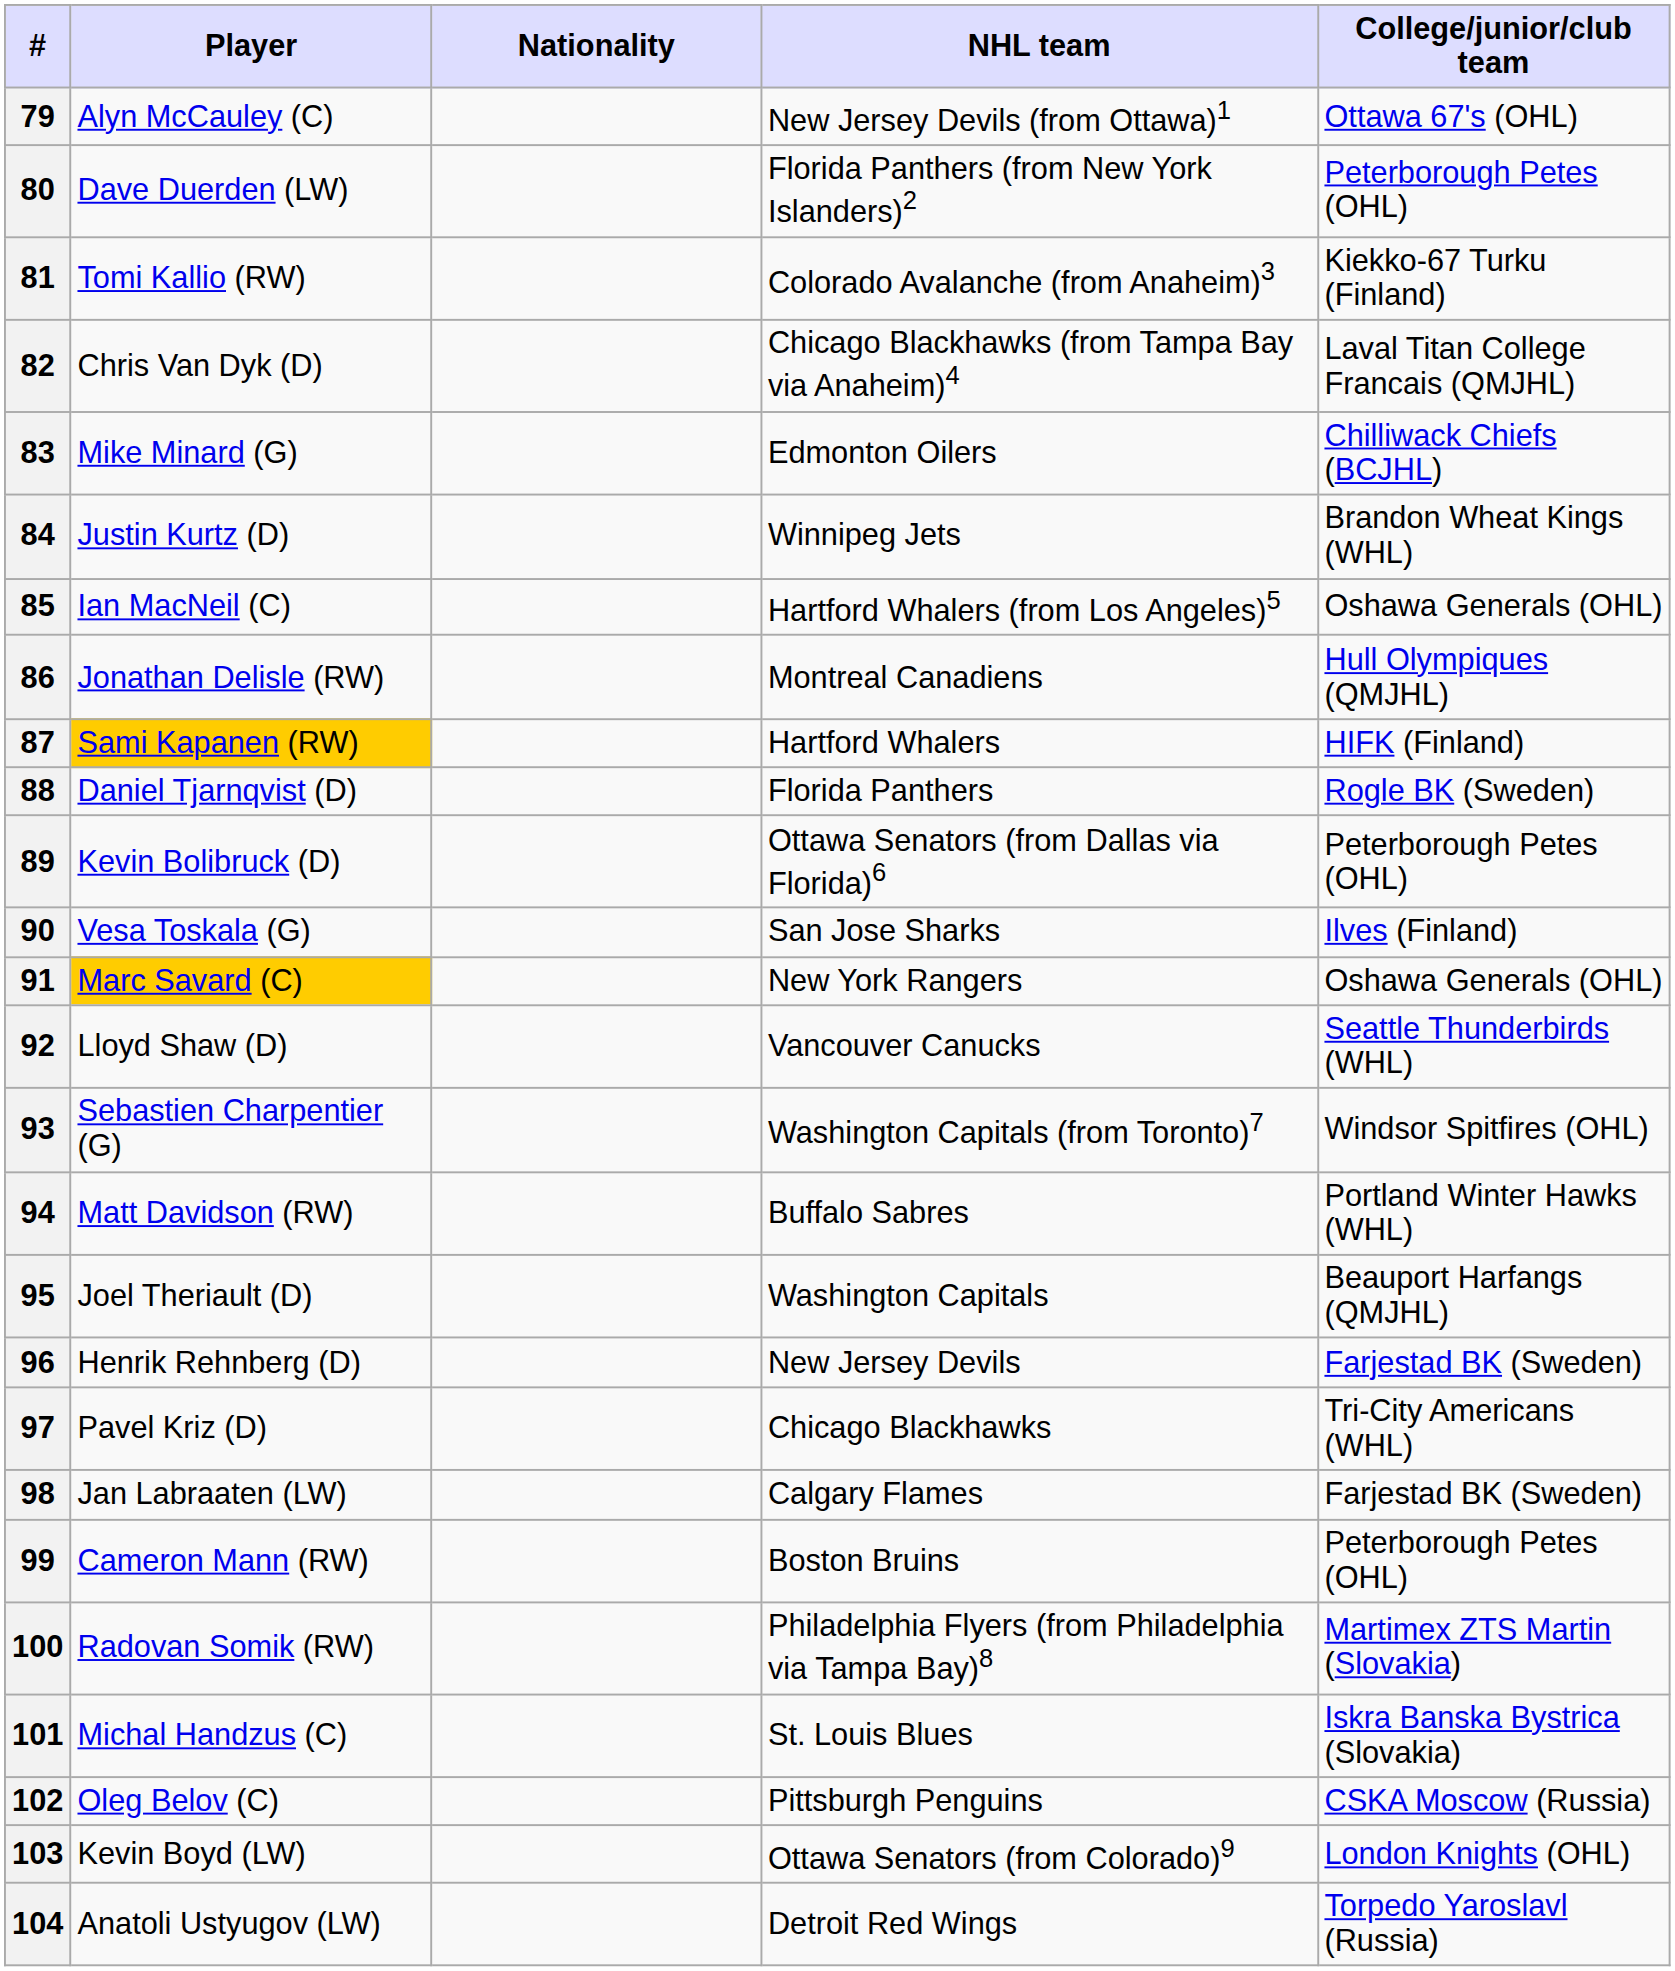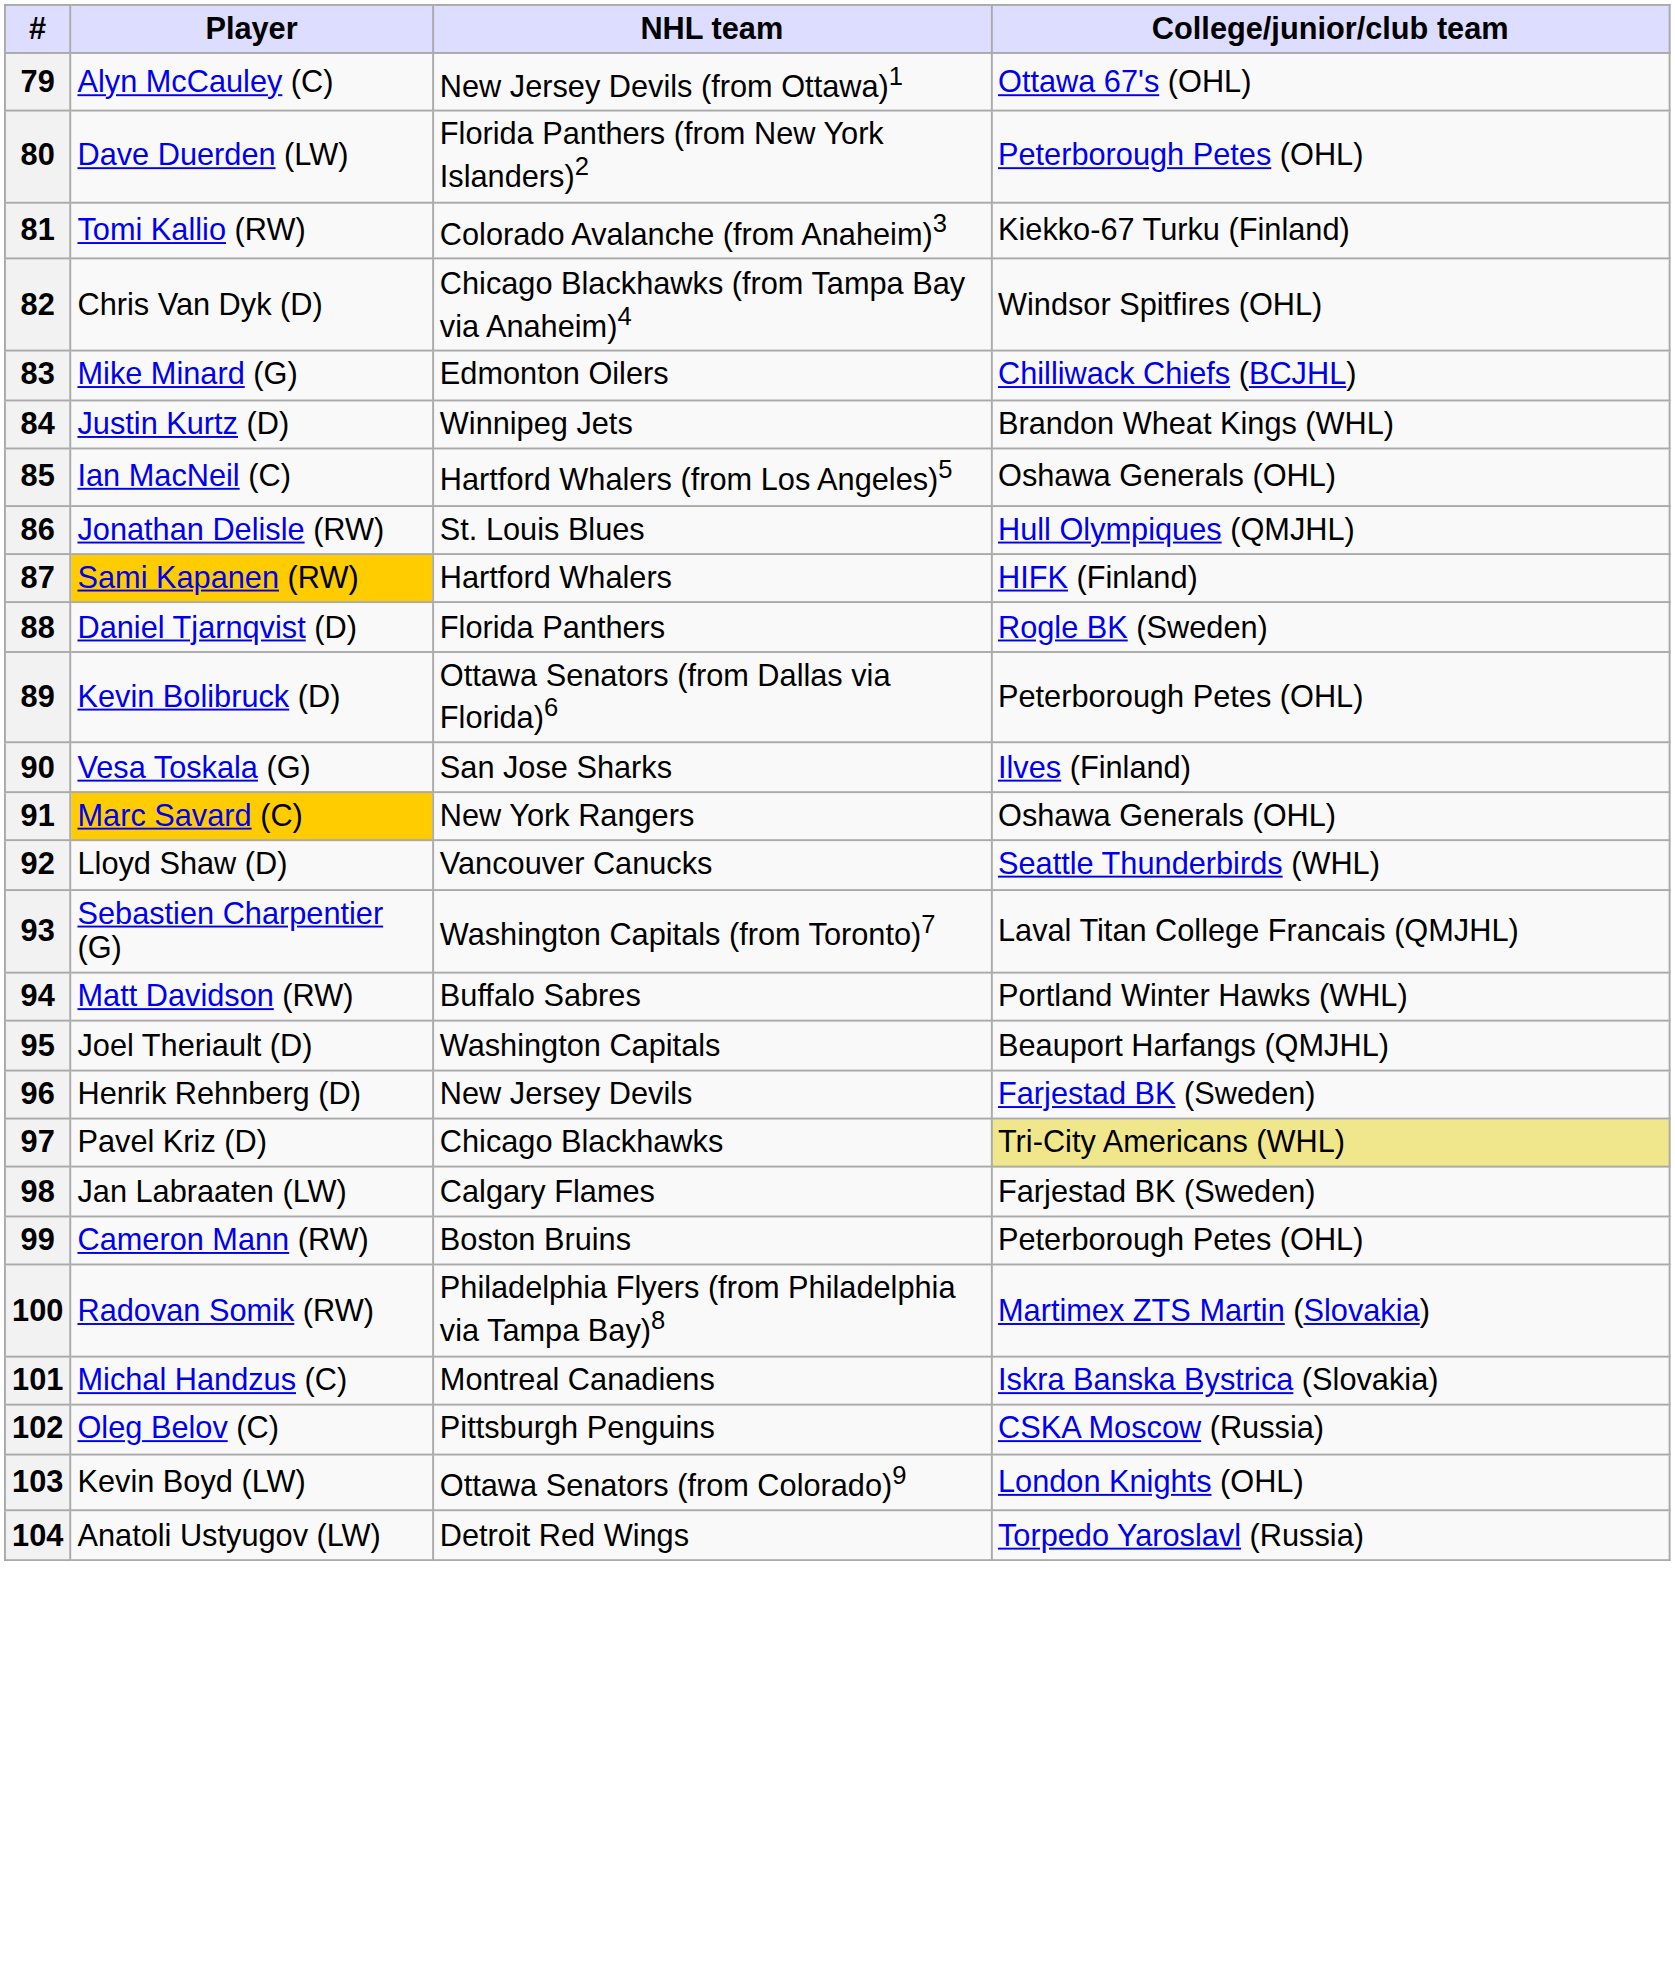- column: (596, 46)
(1455, 365) Laval Titan College Francais (QMJHL) -> (1160, 304) Windsor Spitfires (OHL)
(905, 676) Montreal Canadiens -> (542, 529) St. Louis Blues
(1487, 1129) Windsor Spitfires (OHL) -> (1258, 930) Laval Titan College Francais (QMJHL)
(1449, 1428) no background -> (1172, 1142) khaki background
(870, 1734) St. Louis Blues -> (577, 1380) Montreal Canadiens
